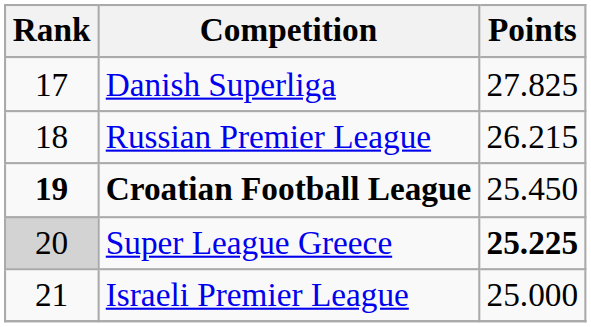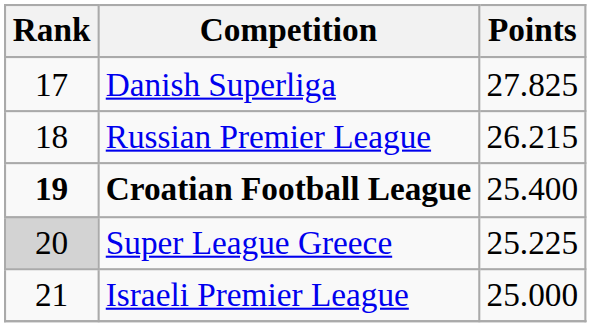(532, 189) 25.450 -> (532, 189) 25.400
(532, 242) bold -> (532, 242) normal
